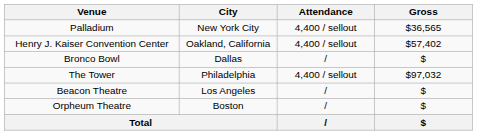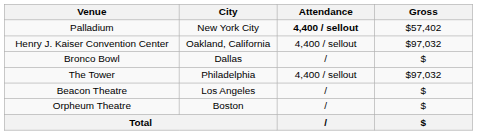(326, 28) normal -> (326, 28) bold
(423, 28) $36,565 -> (423, 28) $57,402
(423, 43) $57,402 -> (423, 43) $97,032
